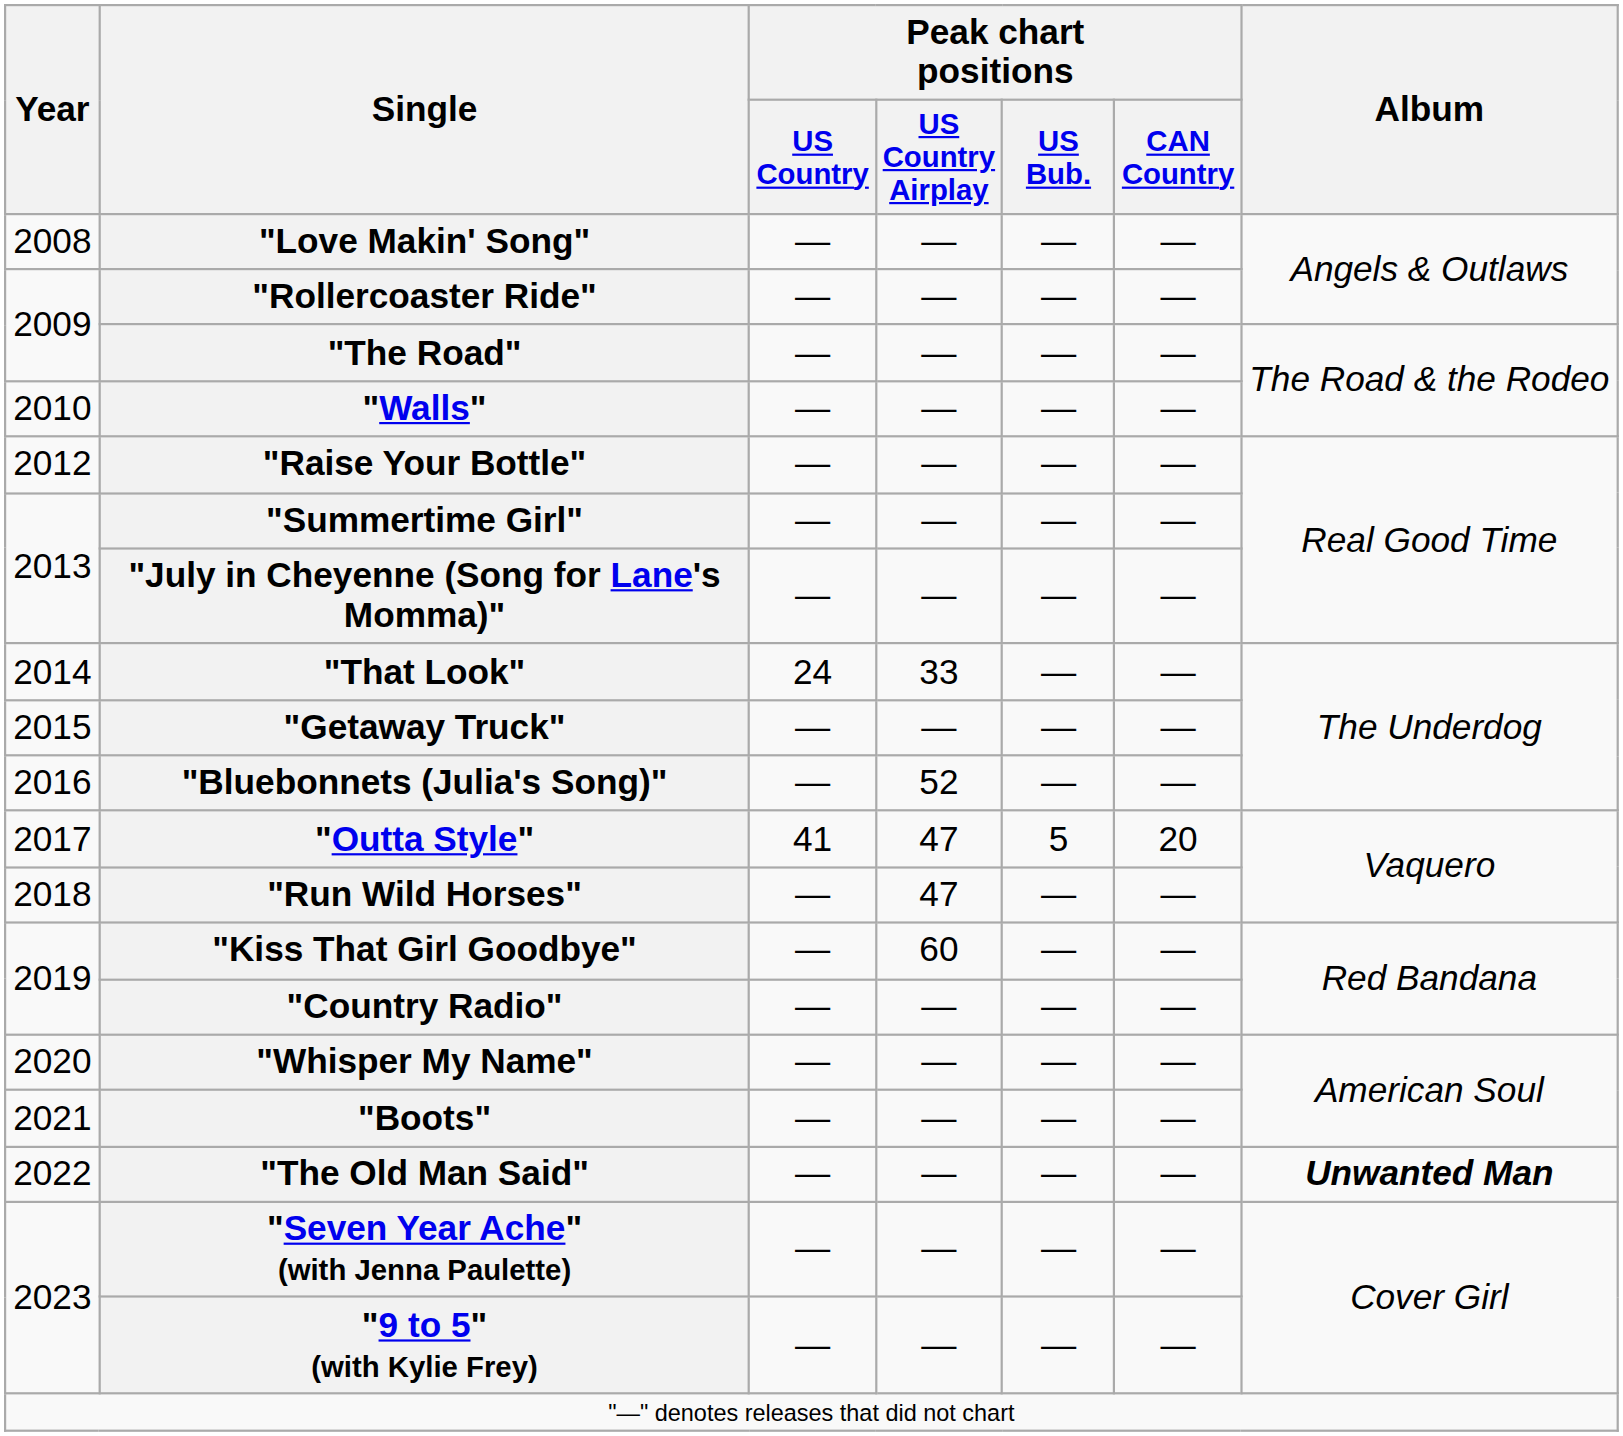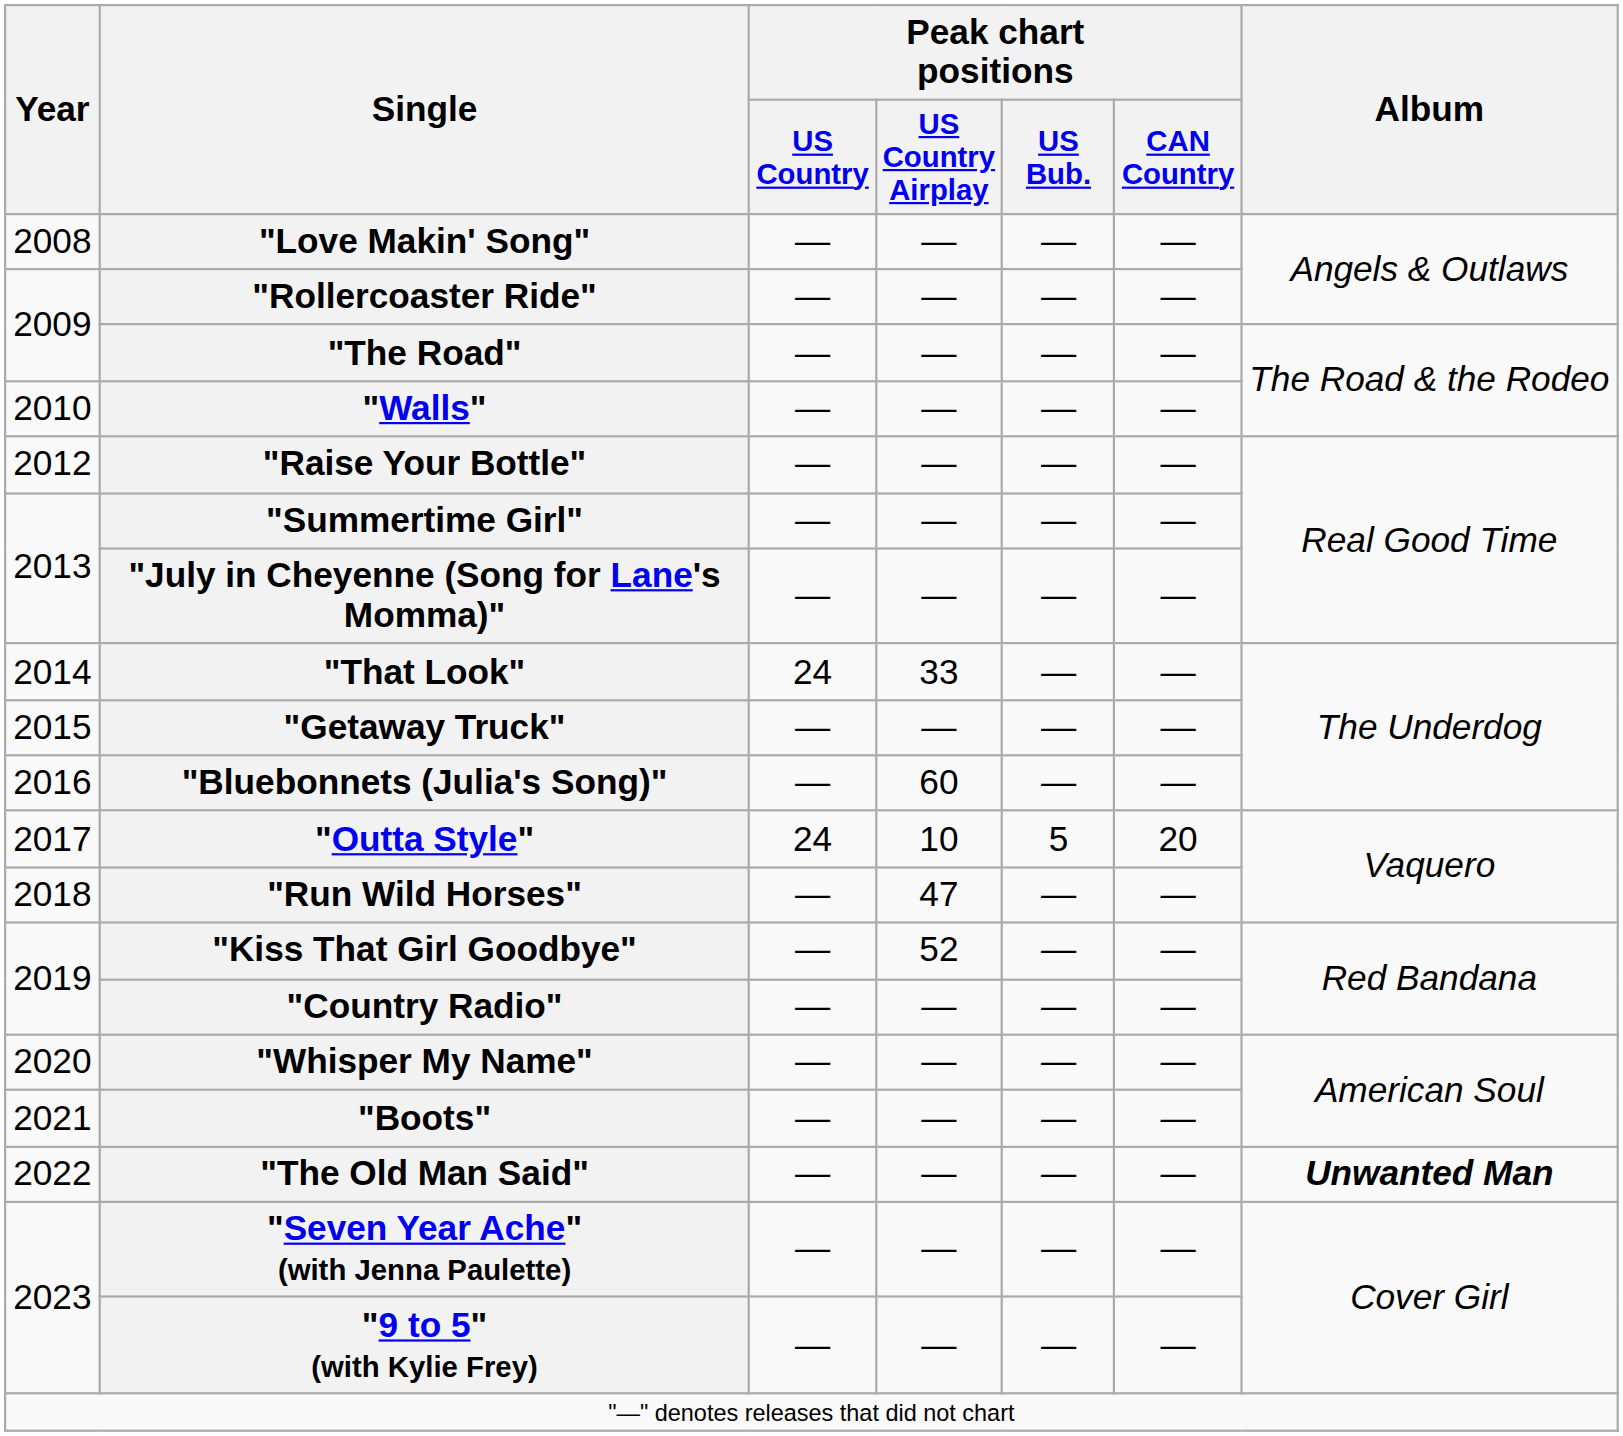(939, 782) 52 -> (939, 782) 60
(813, 838) 41 -> (813, 838) 24
(939, 838) 47 -> (939, 838) 10
(939, 950) 60 -> (939, 950) 52
